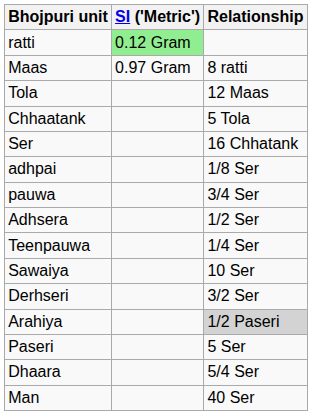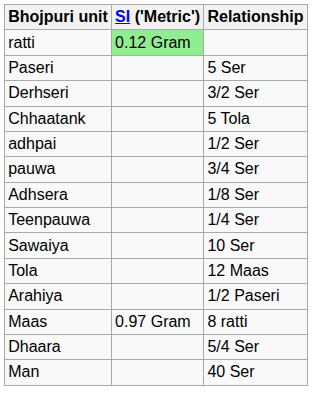rows swapped: (28, 67) <-> (31, 347)
rows swapped: (23, 93) <-> (38, 296)
- row: (21, 144)
(233, 169) 1/8 Ser -> (233, 144) 1/2 Ser
(233, 220) 1/2 Ser -> (233, 194) 1/8 Ser
(243, 321) lightgrey background -> (243, 296) no background
